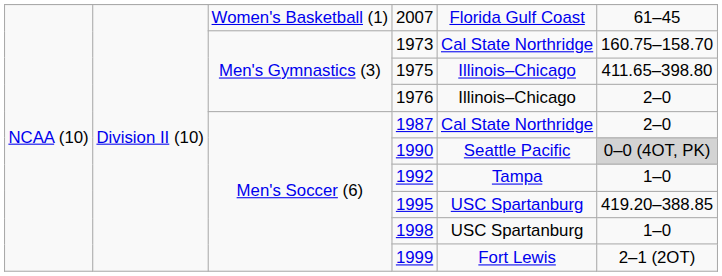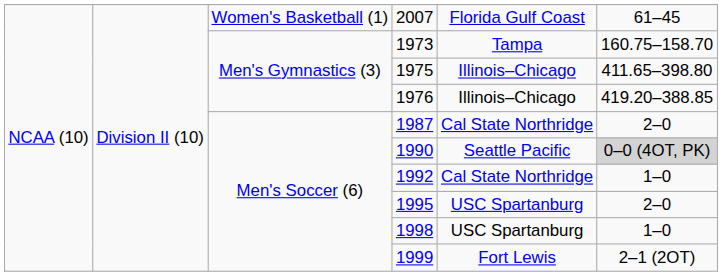(517, 44) Cal State Northridge -> (517, 44) Tampa
(657, 97) 2–0 -> (657, 97) 419.20–388.85
(517, 177) Tampa -> (517, 177) Cal State Northridge
(657, 204) 419.20–388.85 -> (657, 204) 2–0
